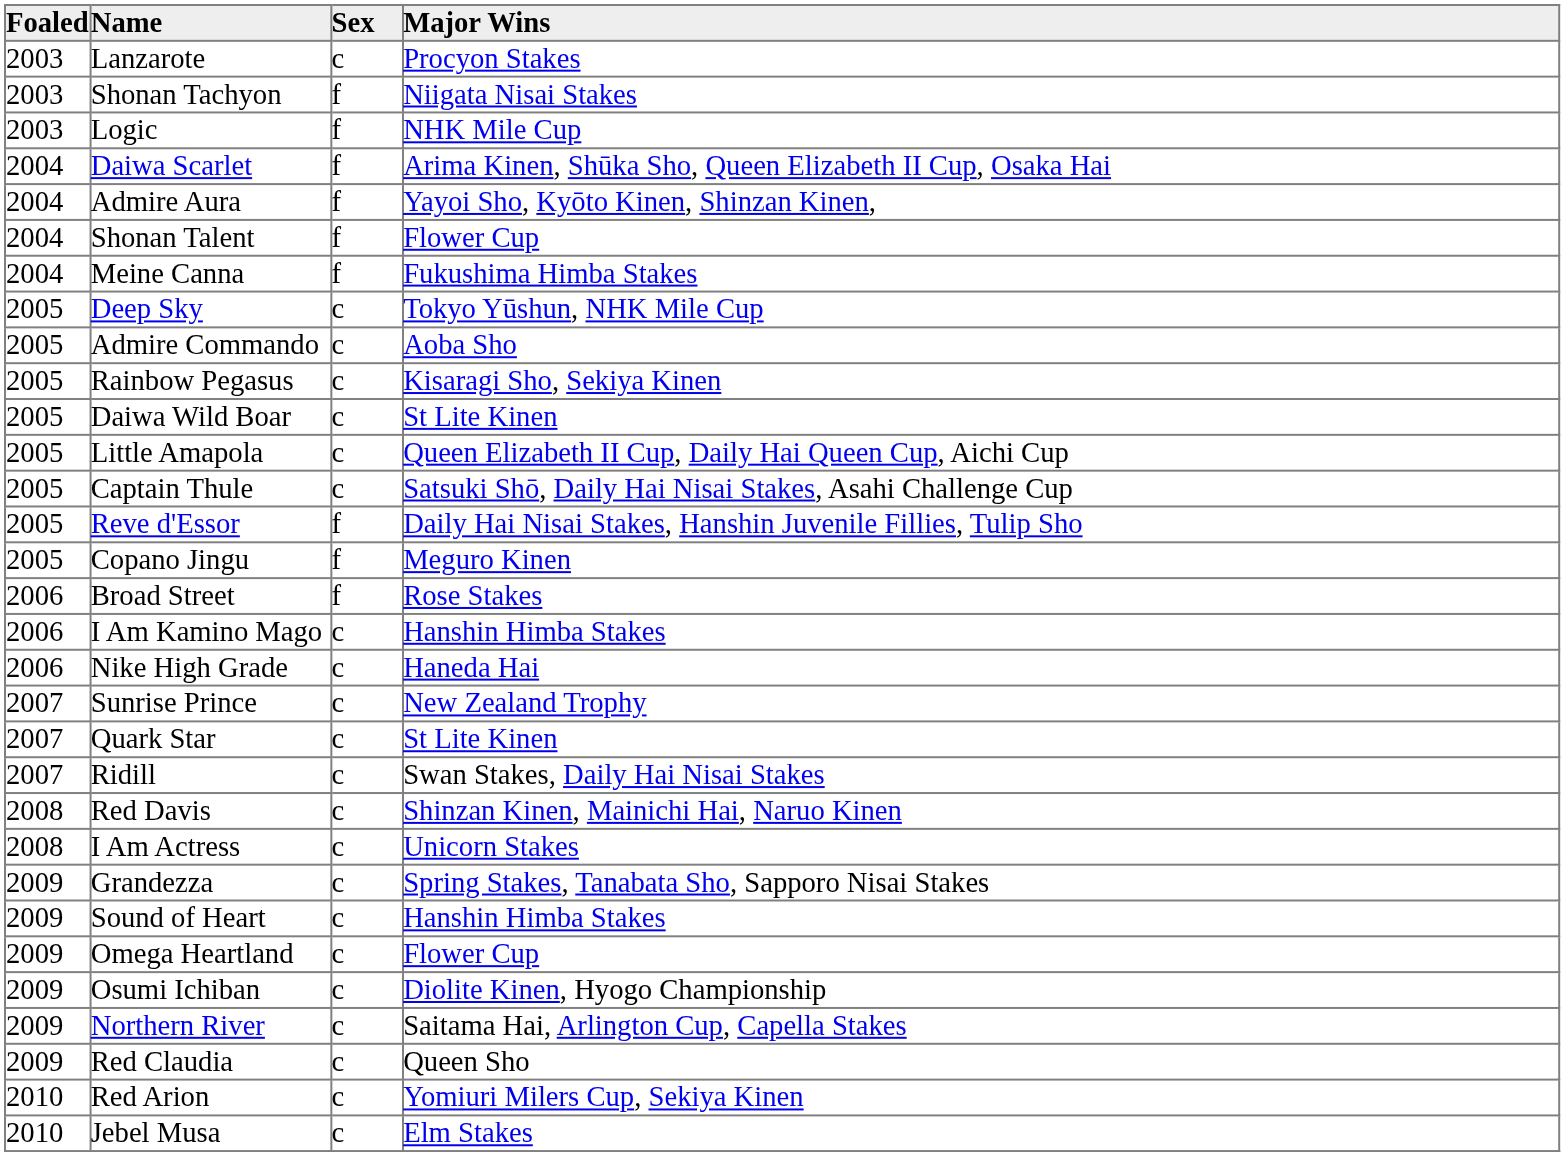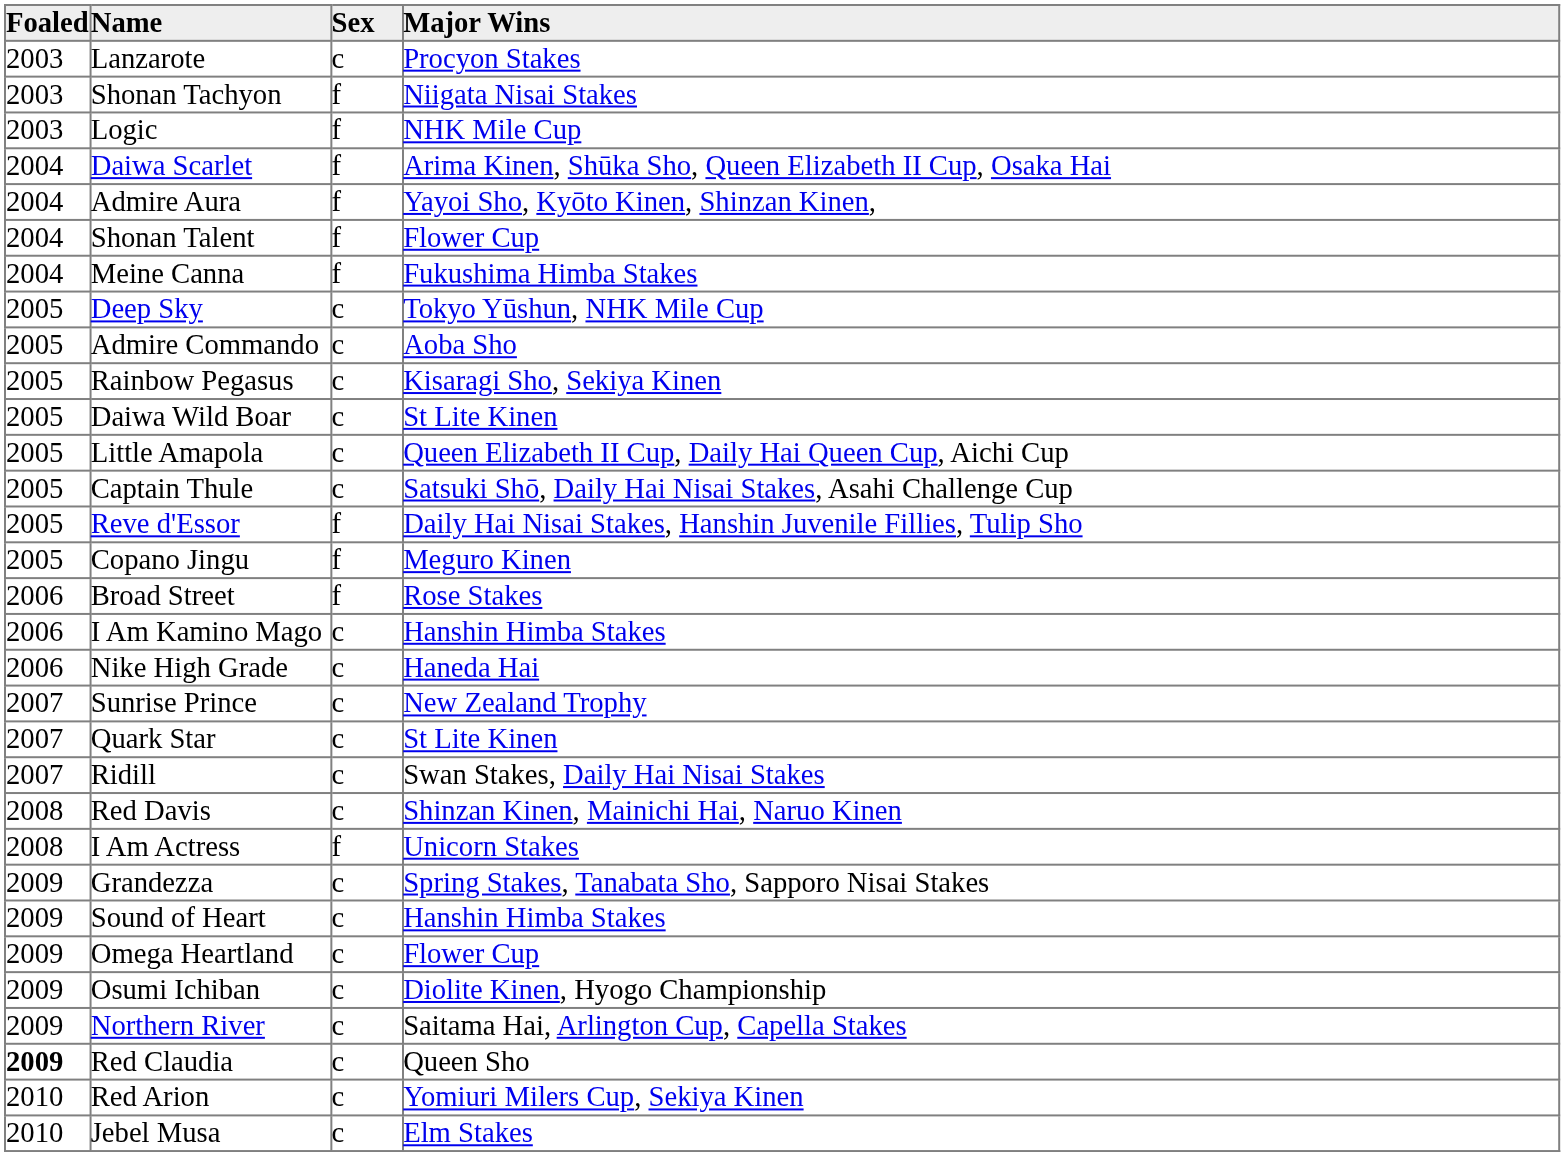(338, 846) c -> (336, 846) f
(35, 1061) normal -> (35, 1061) bold
